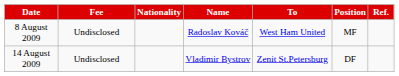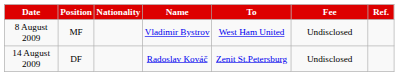columns swapped: (350, 12) <-> (96, 12)
(218, 33) Radoslav Kováč -> (177, 33) Vladimir Bystrov
(218, 59) Vladimir Bystrov -> (177, 59) Radoslav Kováč
